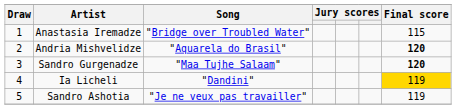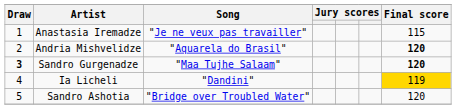(228, 33) "Bridge over Troubled Water" -> (228, 33) "Je ne veux pas travailler"
(19, 65) normal -> (19, 65) bold
(228, 96) "Je ne veux pas travailler" -> (228, 96) "Bridge over Troubled Water"
(416, 96) 119 -> (416, 96) 120
